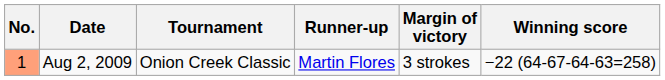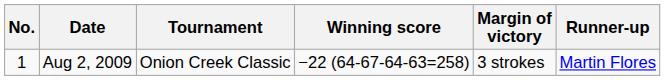columns swapped: (570, 27) <-> (347, 27)
(22, 63) lightsalmon background -> (22, 63) no background
